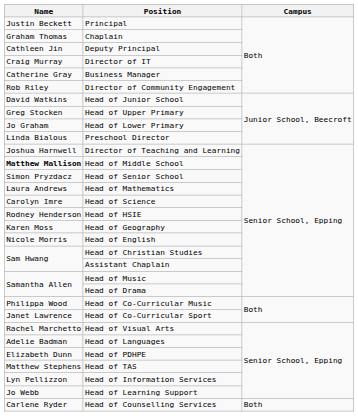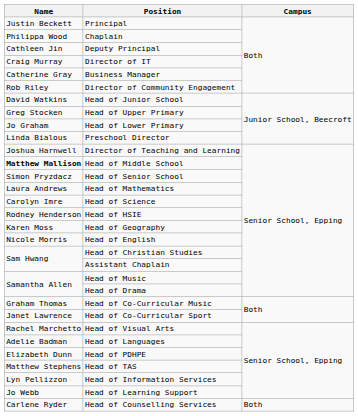(37, 36) Graham Thomas -> (37, 36) Philippa Wood
(37, 303) Philippa Wood -> (37, 303) Graham Thomas
